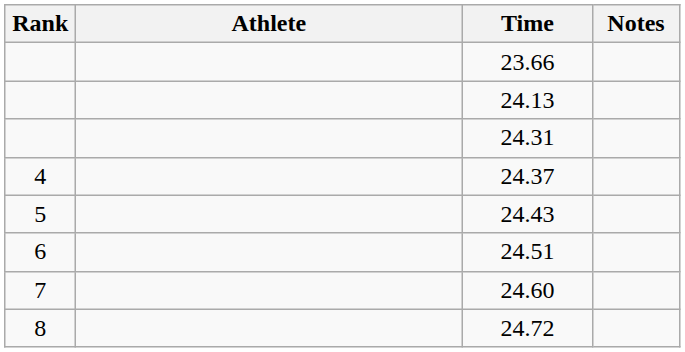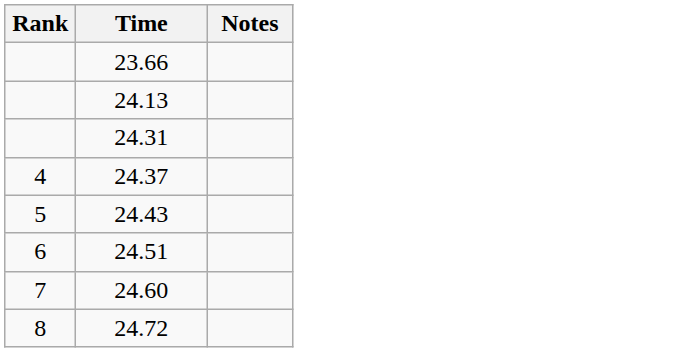- column: (269, 23)
